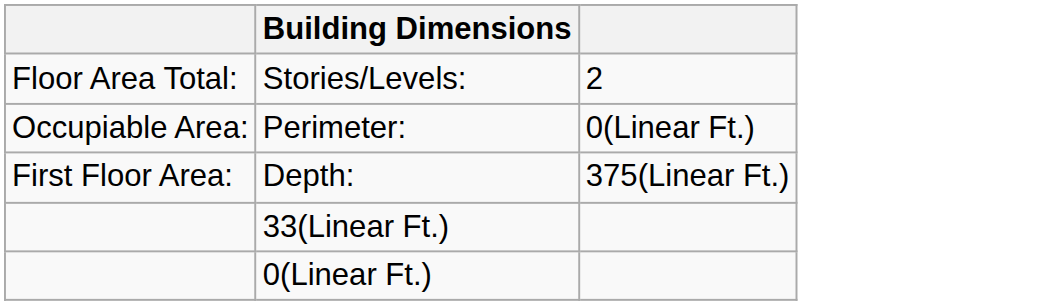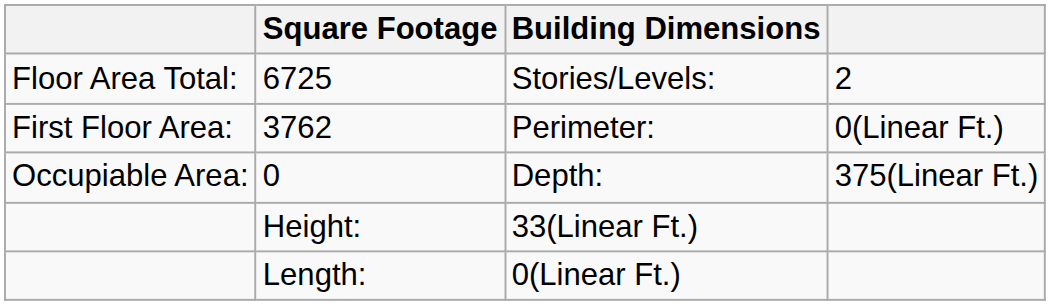+ column: (380, 29)
(130, 127) Occupiable Area: -> (123, 127) First Floor Area:
(123, 176) First Floor Area: -> (130, 176) Occupiable Area:
